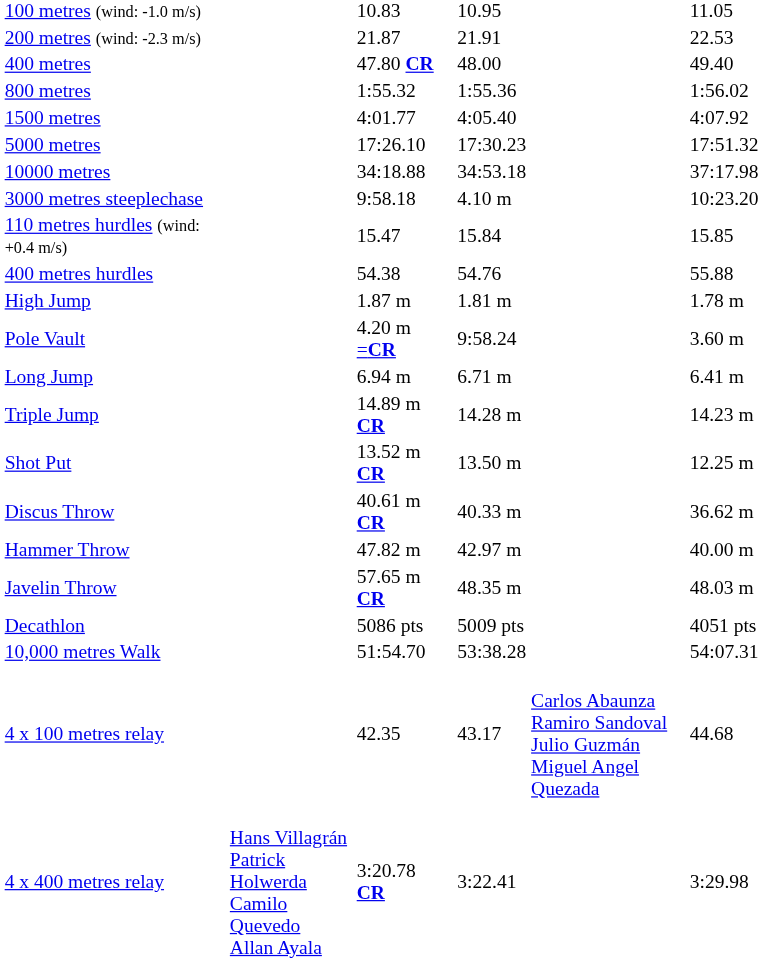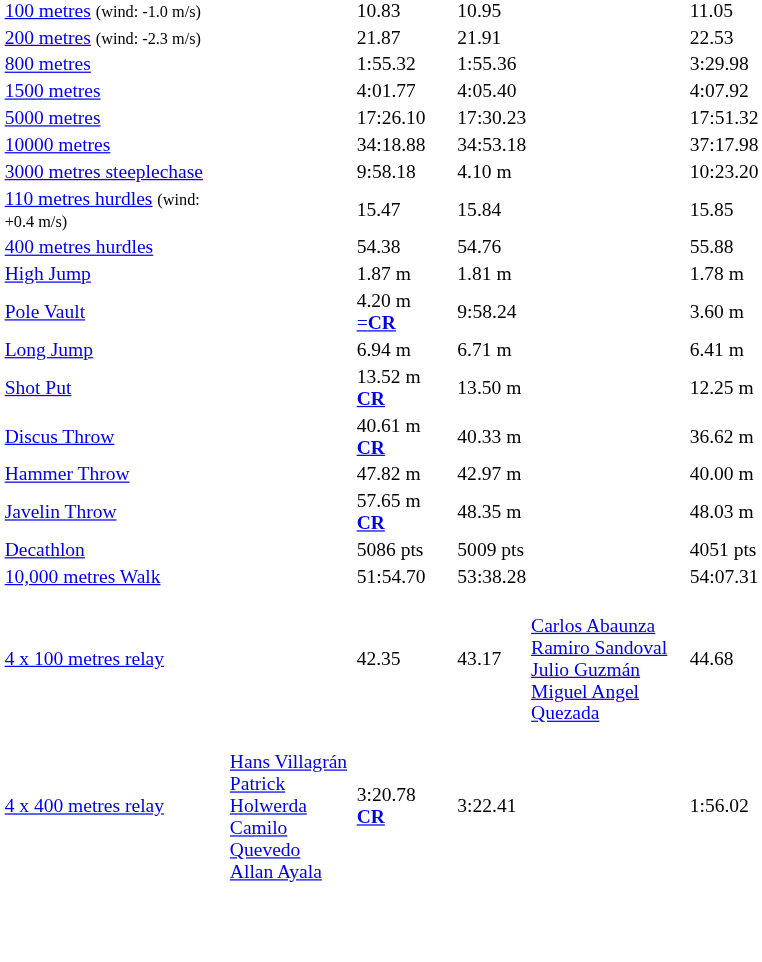- row: (48, 64)
(719, 91) 1:56.02 -> (719, 64) 3:29.98
- row: (52, 414)
(719, 881) 3:29.98 -> (719, 805) 1:56.02
